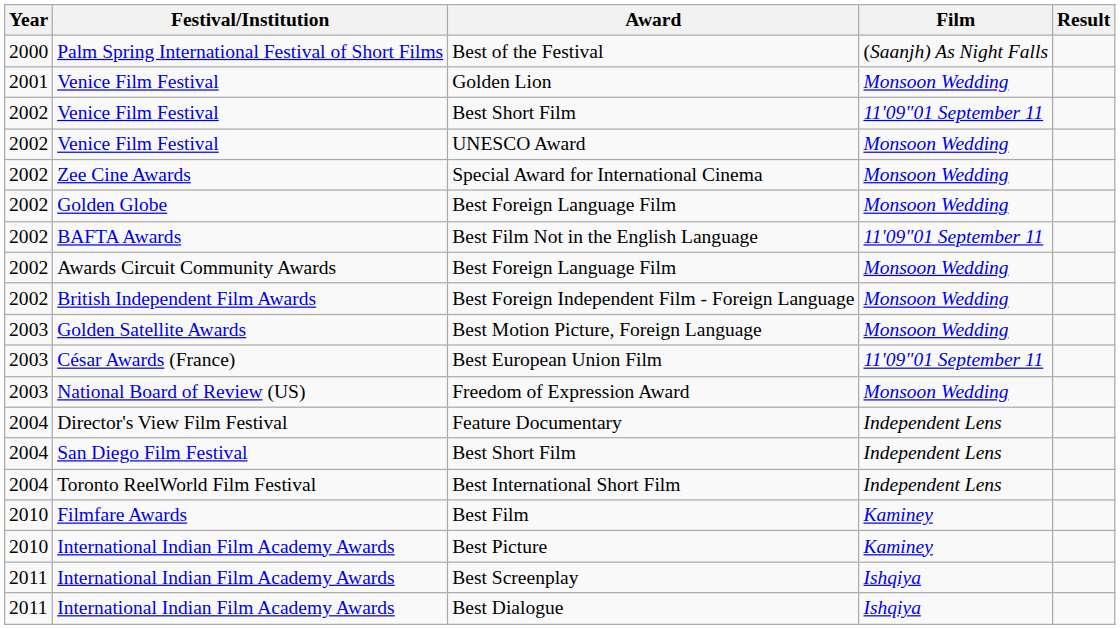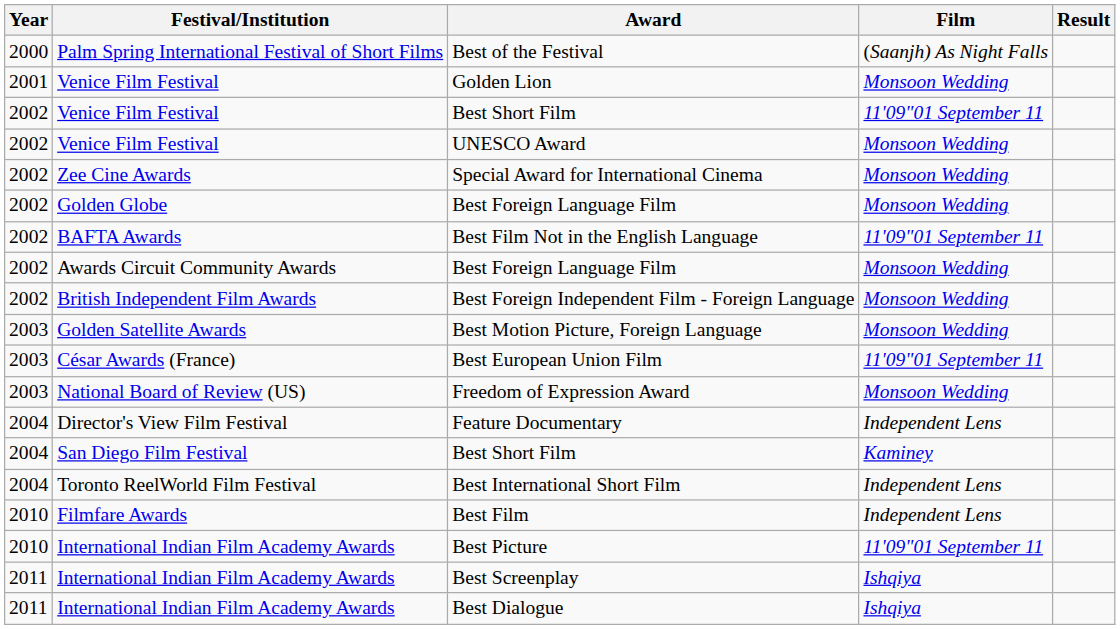(933, 453) Independent Lens -> (898, 453) Kaminey
(898, 515) Kaminey -> (933, 515) Independent Lens
(898, 546) Kaminey -> (953, 546) 11'09"01 September 11
